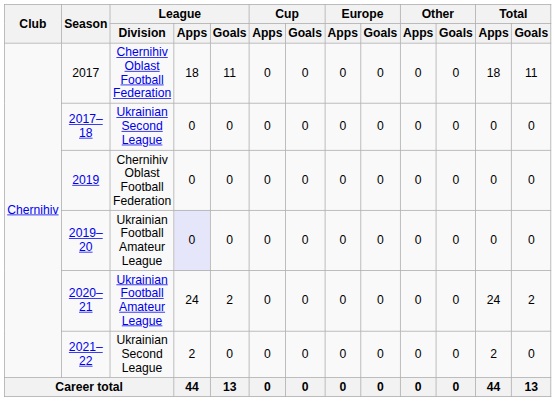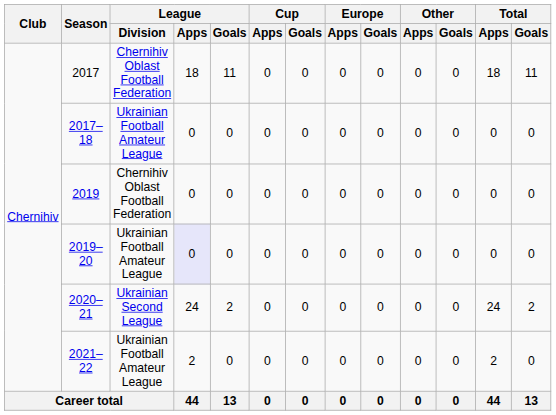(142, 126) Ukrainian Second League -> (142, 133) Ukrainian Football Amateur League
(142, 300) Ukrainian Football Amateur League -> (142, 307) Ukrainian Second League
(142, 354) Ukrainian Second League -> (142, 361) Ukrainian Football Amateur League
